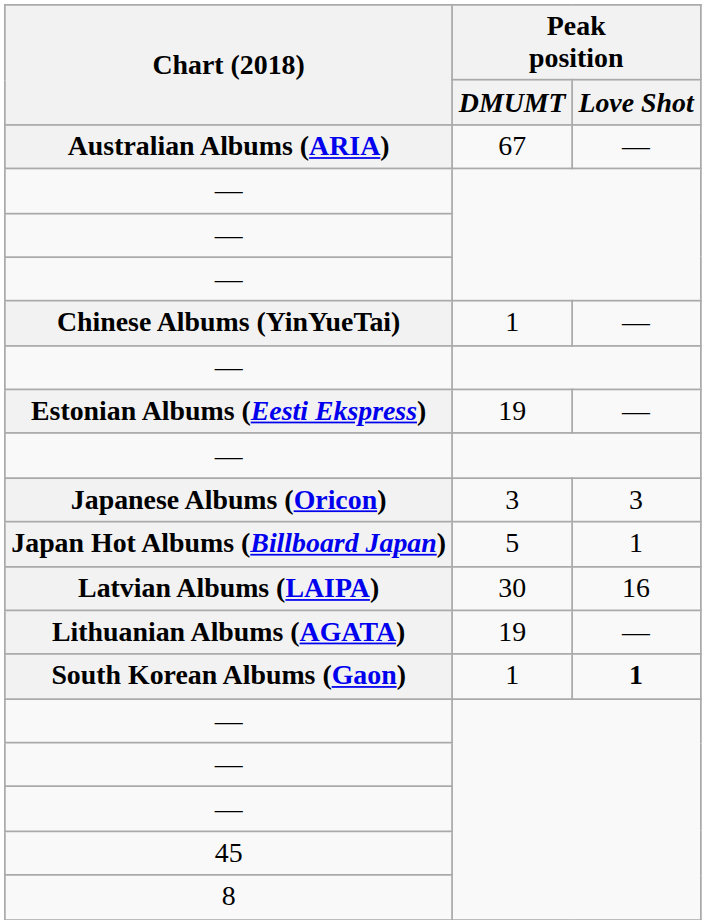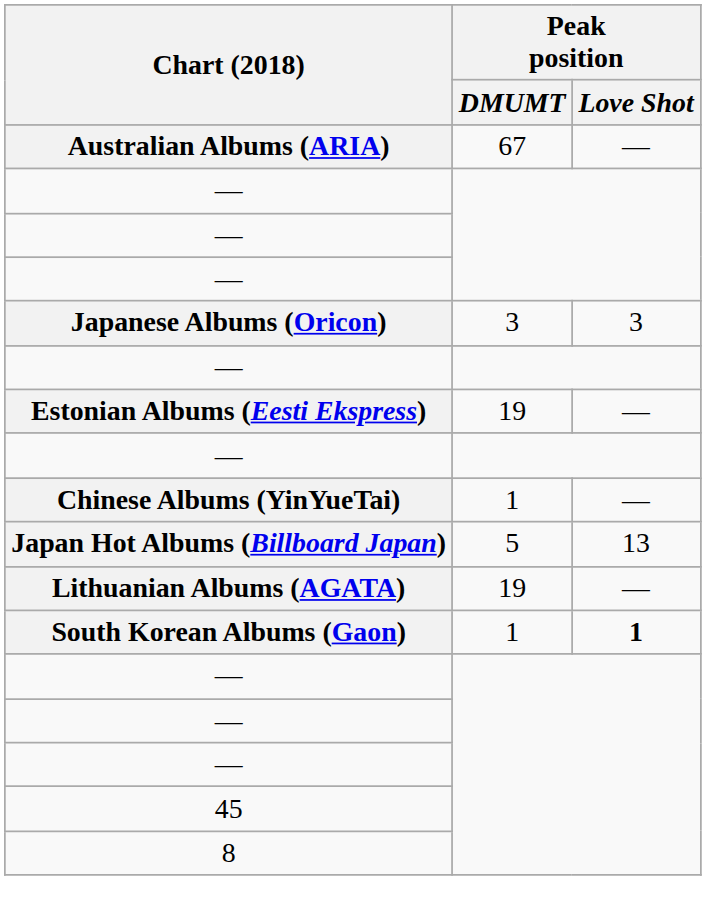rows swapped: (229, 322) <-> (229, 499)
(636, 543) 1 -> (636, 543) 13
- row: (229, 587)
